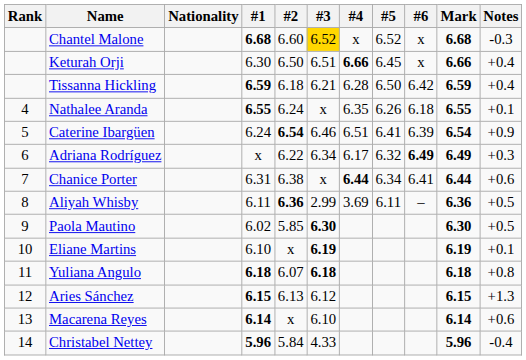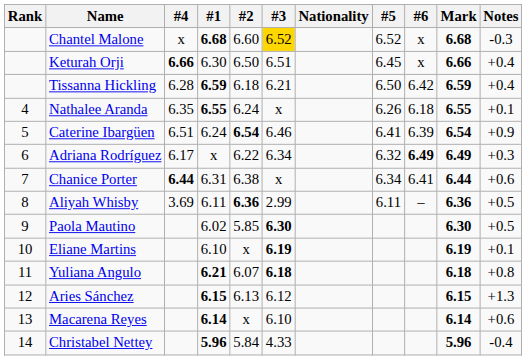columns swapped: (203, 16) <-> (356, 16)
(258, 272) 6.18 -> (214, 272) 6.21
